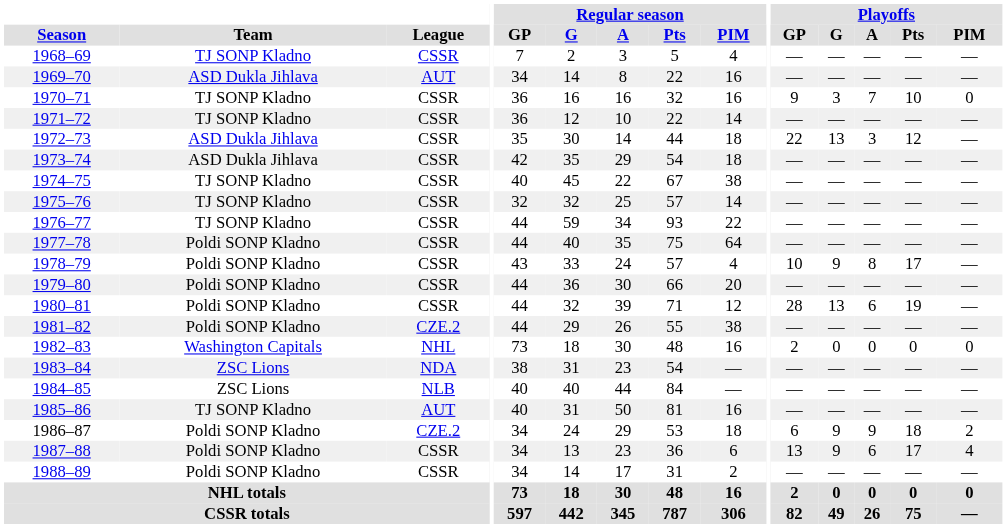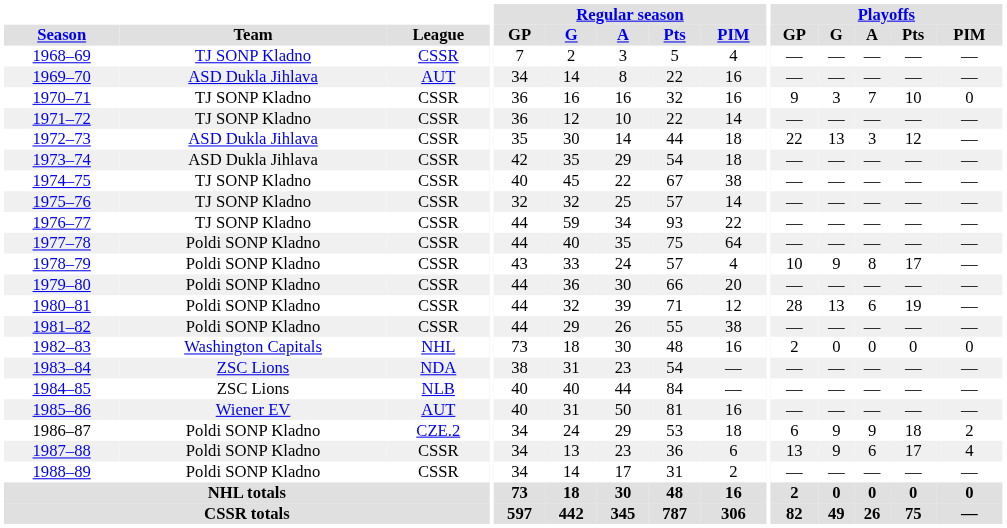(438, 326) CZE.2 -> (438, 326) CSSR
(253, 409) TJ SONP Kladno -> (253, 409) Wiener EV
